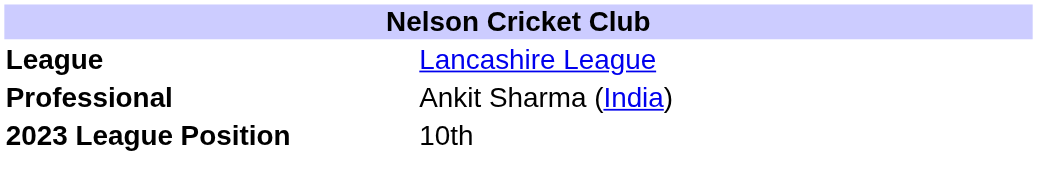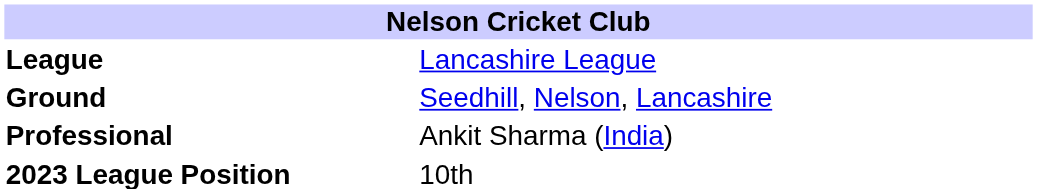+ row: (56, 98)
